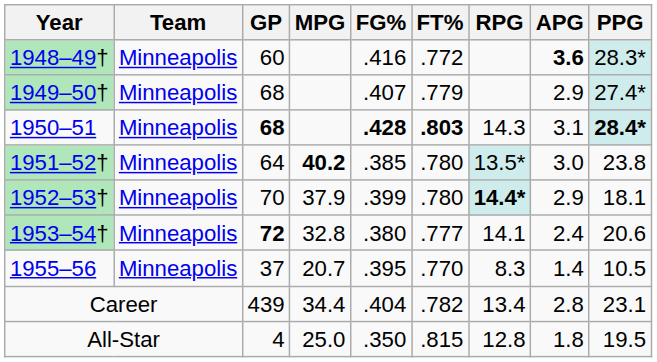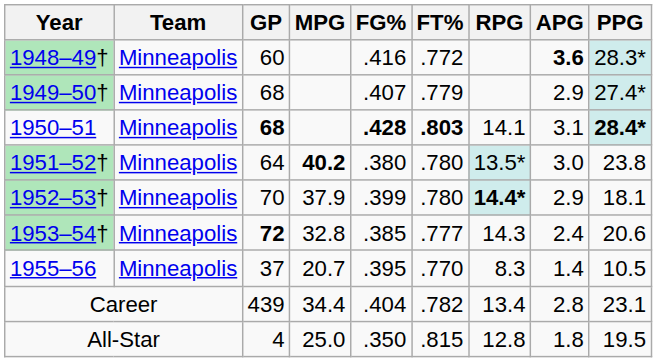(504, 128) 14.3 -> (504, 128) 14.1
(385, 163) .385 -> (385, 163) .380
(385, 233) .380 -> (385, 233) .385
(504, 233) 14.1 -> (504, 233) 14.3
